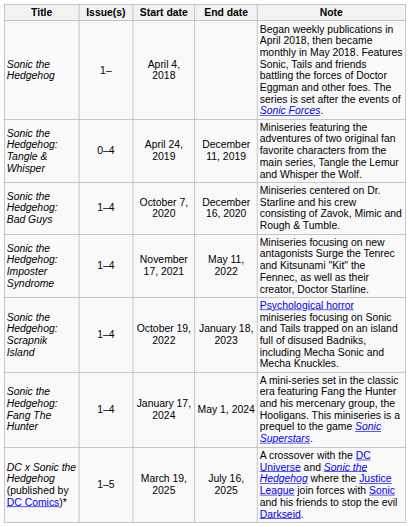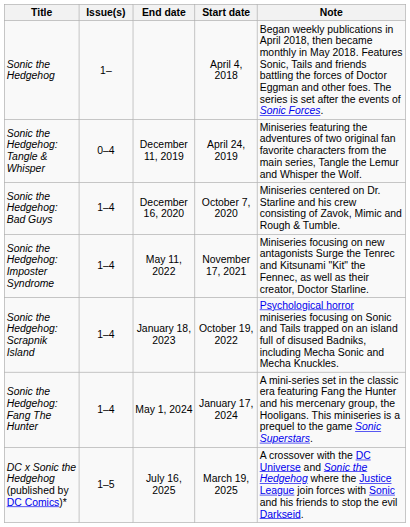columns swapped: (164, 12) <-> (226, 12)
